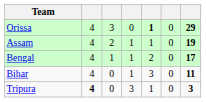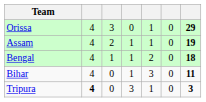(151, 27) bold -> (151, 27) normal
(191, 58) 17 -> (191, 58) 18
